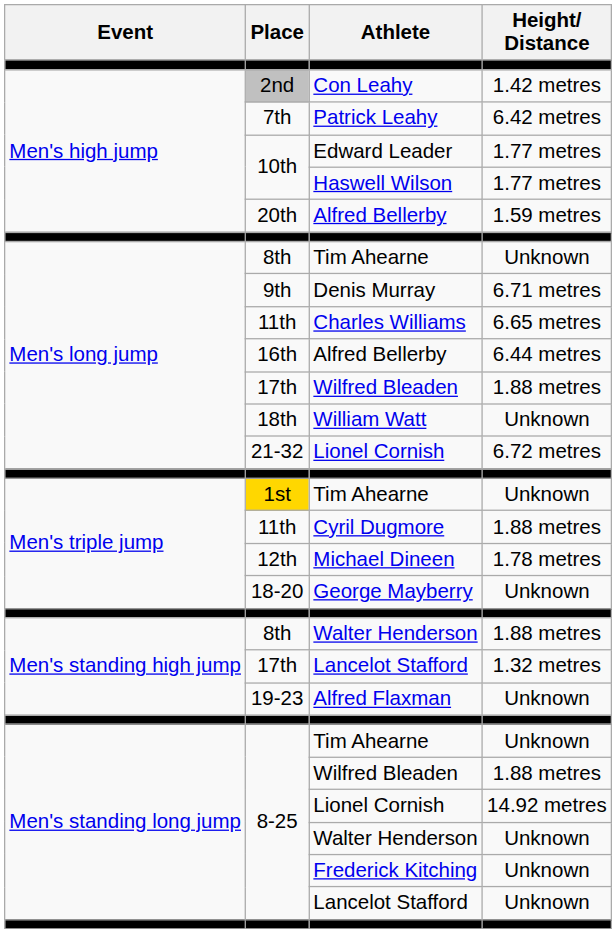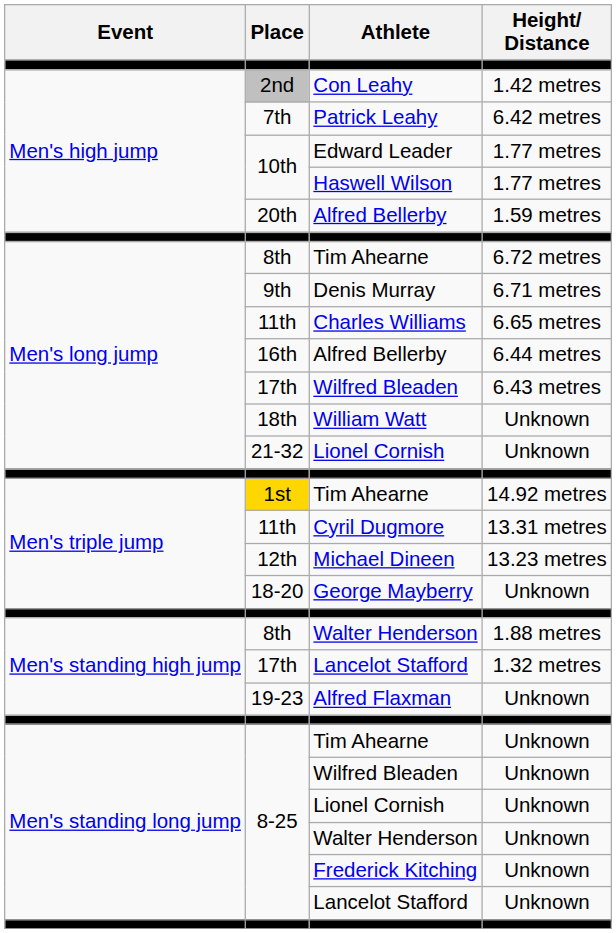(547, 257) Unknown -> (547, 257) 6.72 metres
(547, 387) 1.88 metres -> (547, 387) 6.43 metres
(547, 452) 6.72 metres -> (547, 452) Unknown
(547, 494) Unknown -> (547, 494) 14.92 metres
(547, 526) 1.88 metres -> (547, 526) 13.31 metres
(547, 559) 1.78 metres -> (547, 559) 13.23 metres
(547, 773) 1.88 metres -> (547, 773) Unknown
(547, 805) 14.92 metres -> (547, 805) Unknown
